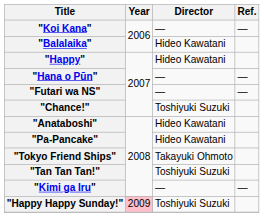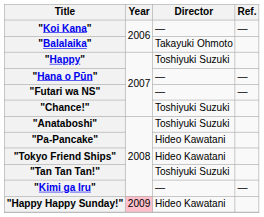(190, 44) Hideo Kawatani -> (194, 44) Takayuki Ohmoto
(190, 60) Hideo Kawatani -> (192, 60) Toshiyuki Suzuki
(190, 124) Hideo Kawatani -> (192, 124) Toshiyuki Suzuki
(194, 156) Takayuki Ohmoto -> (190, 156) Hideo Kawatani
(192, 204) Toshiyuki Suzuki -> (190, 204) Hideo Kawatani
